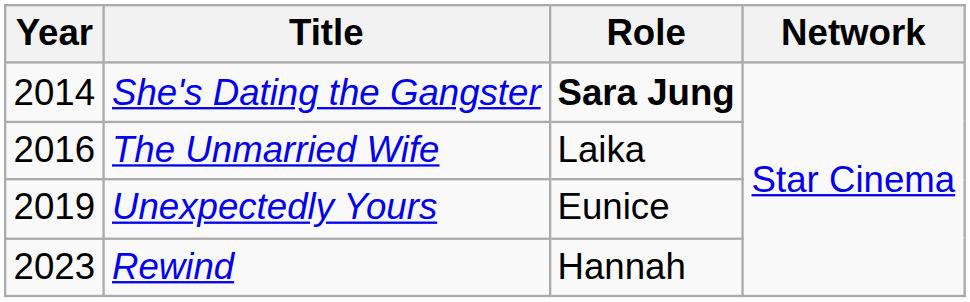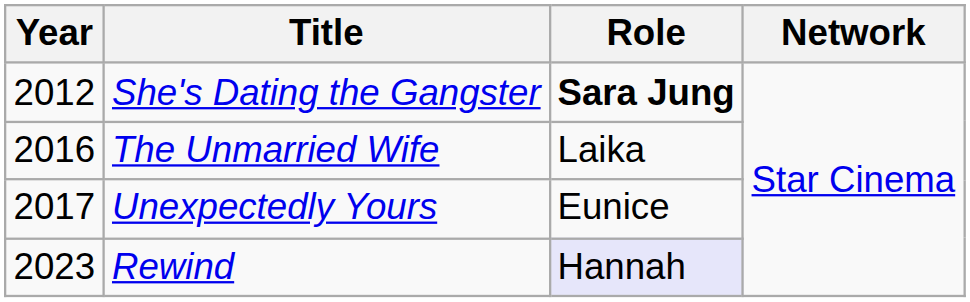(54, 91) 2014 -> (54, 91) 2012
(54, 207) 2019 -> (54, 207) 2017
(622, 265) no background -> (622, 265) lavender background
